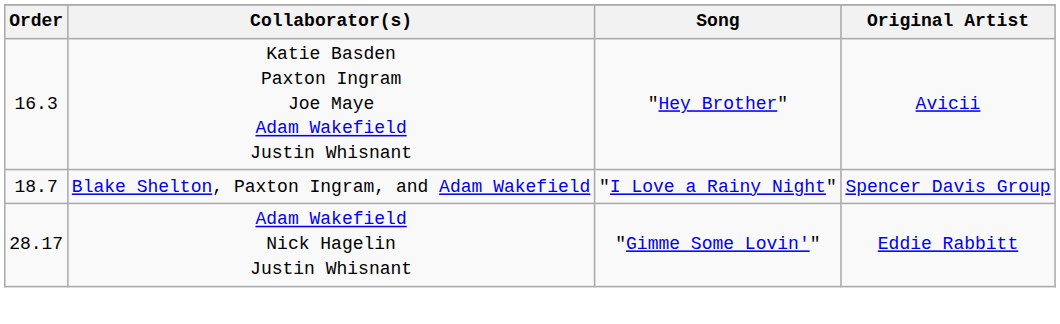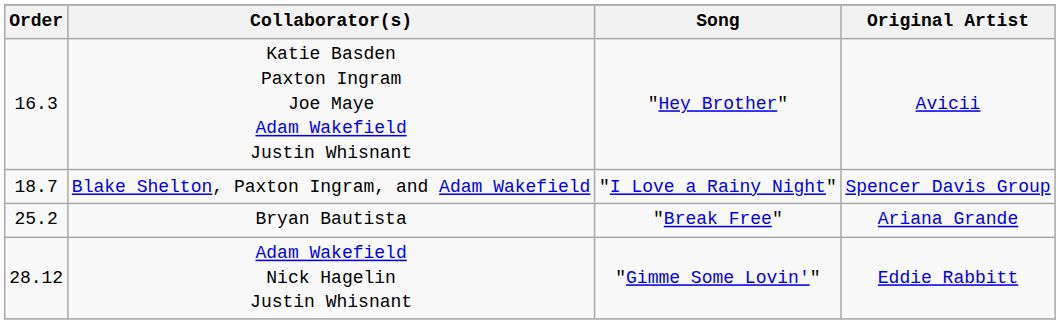+ row: (331, 220)
(36, 244) 28.17 -> (36, 278) 28.12
